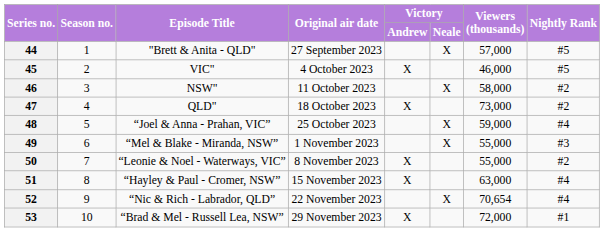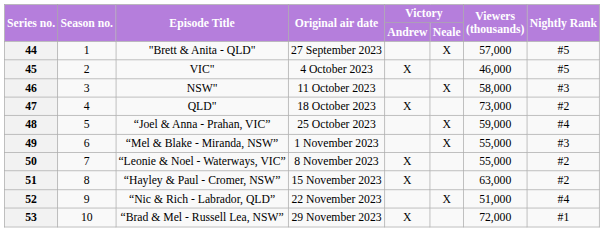(563, 87) #2 -> (563, 87) #3
(563, 180) #4 -> (563, 180) #2
(495, 198) 70,654 -> (495, 198) 51,000
